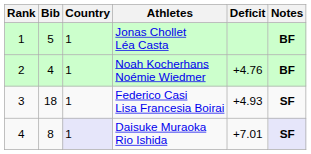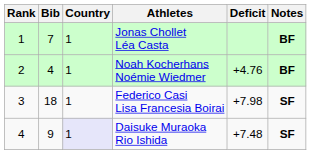(50, 38) 5 -> (50, 38) 7
(248, 102) +4.93 -> (248, 102) +7.98
(50, 133) 8 -> (50, 133) 9
(248, 133) +7.01 -> (248, 133) +7.48
(287, 133) lavender background -> (287, 133) no background
